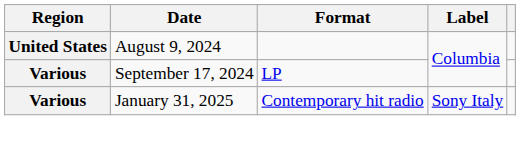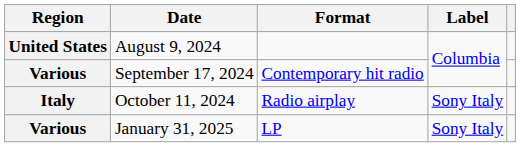(272, 73) LP -> (343, 73) Contemporary hit radio
+ row: (175, 100)
(343, 100) Contemporary hit radio -> (272, 127) LP
